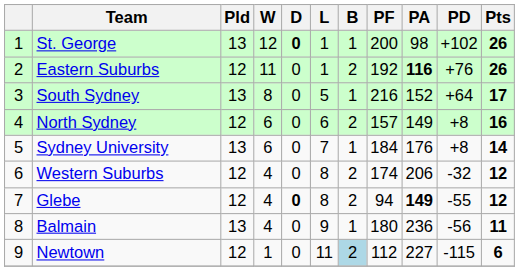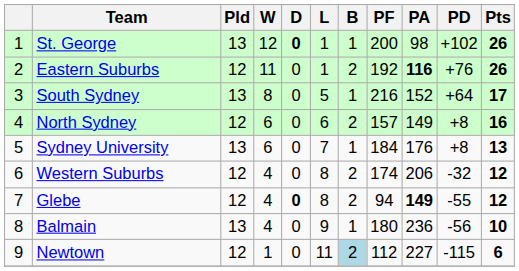(498, 148) 14 -> (498, 148) 13
(498, 226) 11 -> (498, 226) 10
